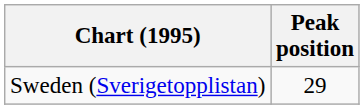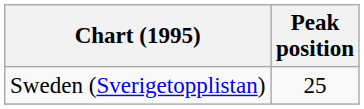(315, 85) 29 -> (315, 85) 25
